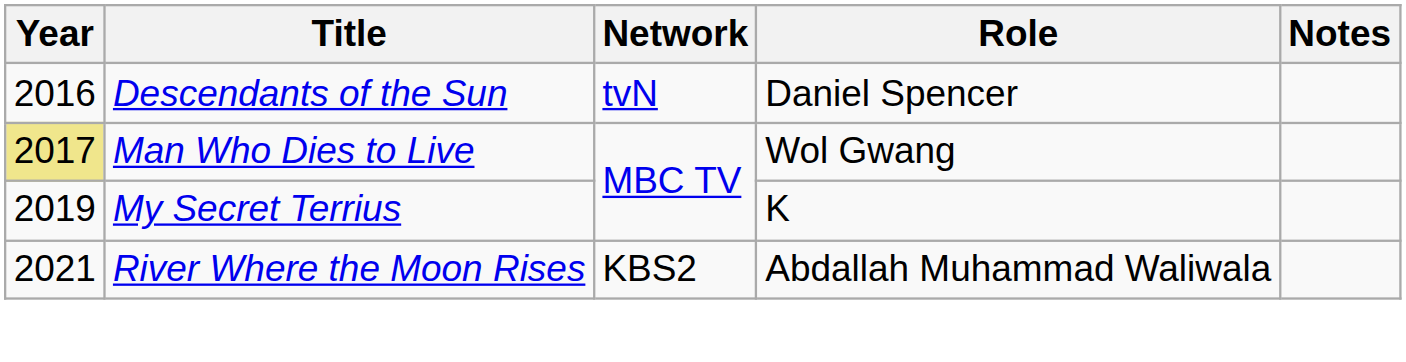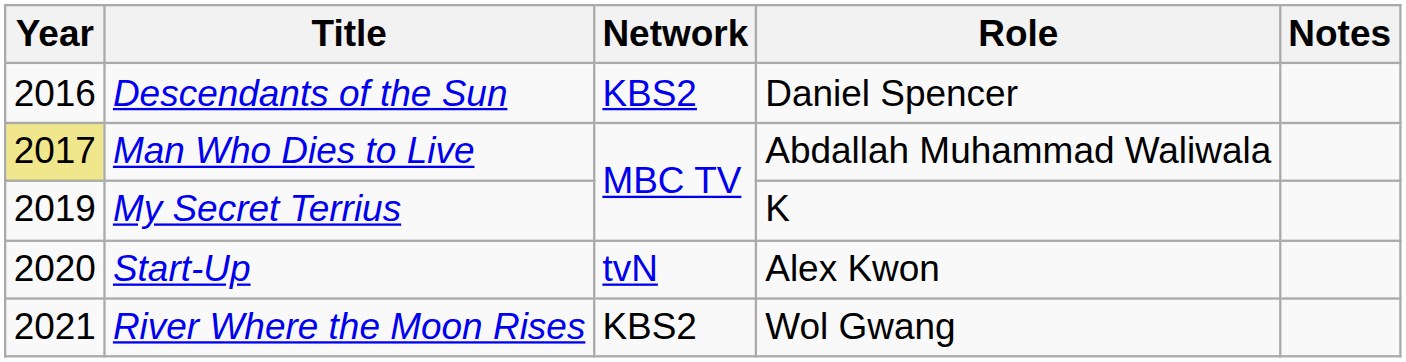(630, 92) tvN -> (650, 92) KBS2
(860, 151) Wol Gwang -> (1018, 151) Abdallah Muhammad Waliwala
+ row: (182, 268)
(1018, 268) Abdallah Muhammad Waliwala -> (860, 326) Wol Gwang
